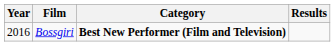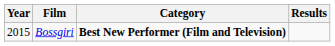(19, 31) 2016 -> (19, 31) 2015
